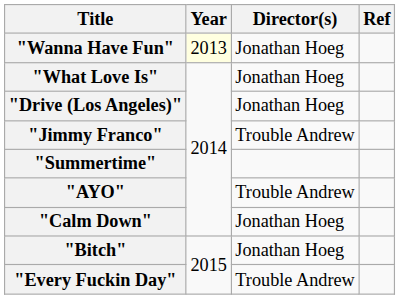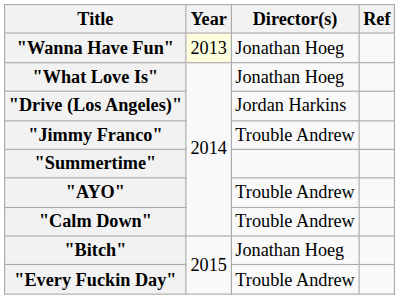(290, 105) Jonathan Hoeg -> (291, 105) Jordan Harkins
(290, 221) Jonathan Hoeg -> (295, 221) Trouble Andrew
